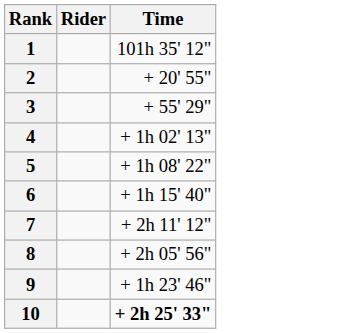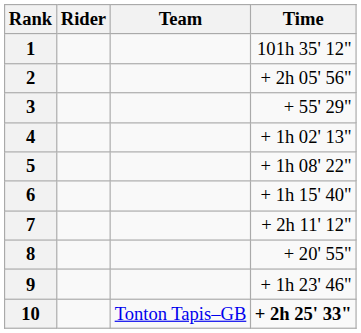+ column: (180, 19)
(177, 78) + 20' 55" -> (306, 78) + 2h 05' 56"
(166, 254) + 2h 05' 56" -> (318, 254) + 20' 55"
